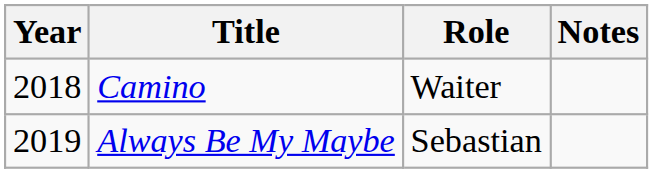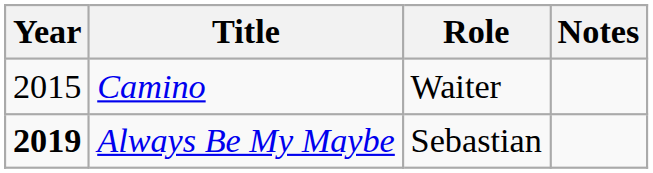(47, 85) 2018 -> (47, 85) 2015
(47, 140) normal -> (47, 140) bold
